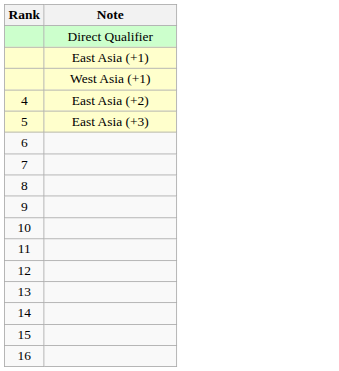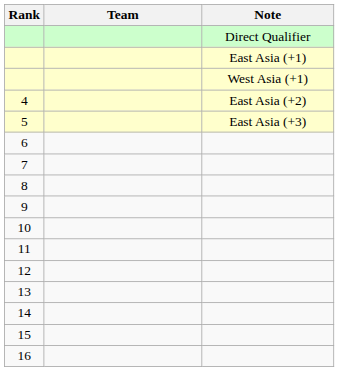+ column: (123, 15)
